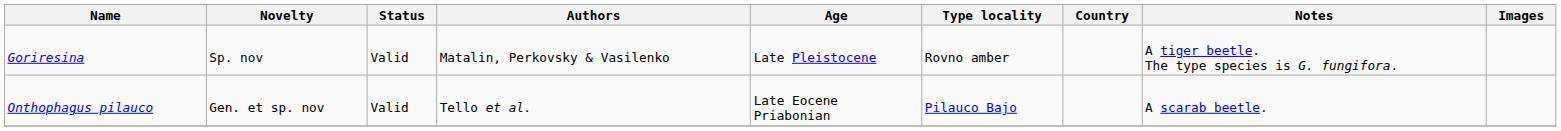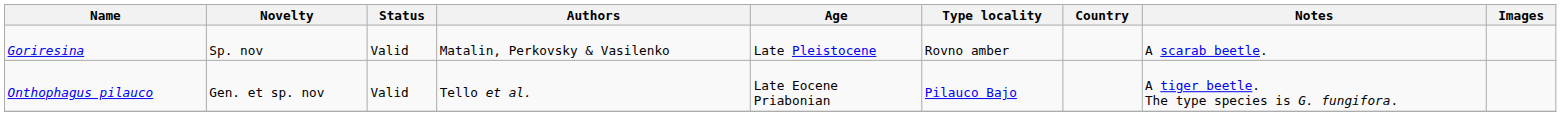(1272, 58) A tiger beetle. The type species is G. fungifora. -> (1206, 50) A scarab beetle.
(1206, 108) A scarab beetle. -> (1272, 93) A tiger beetle. The type species is G. fungifora.
